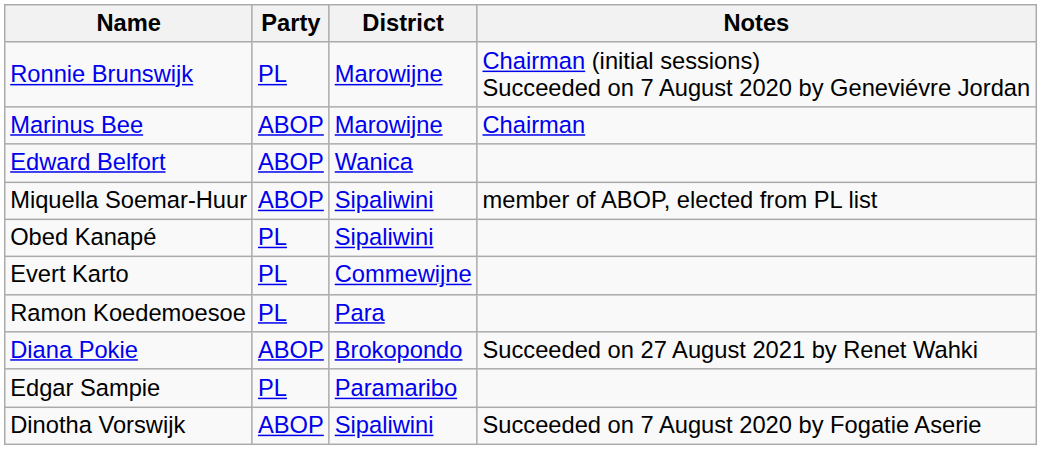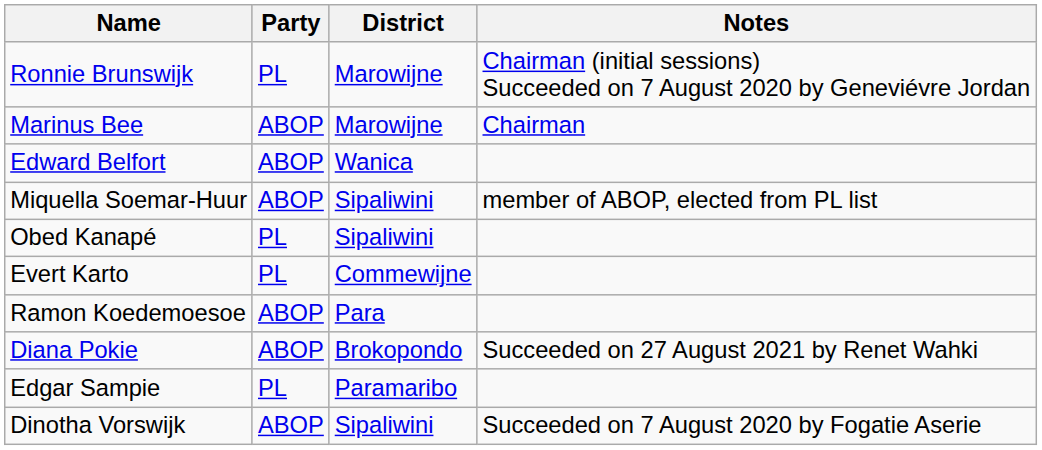(272, 312) PL -> (291, 312) ABOP
